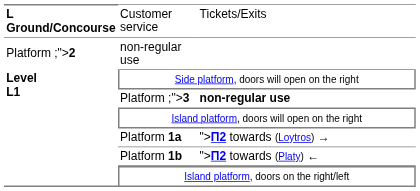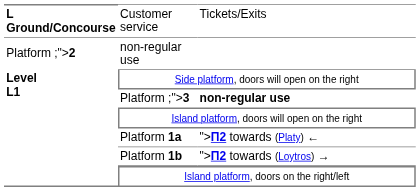(265, 137) ">Π2 towards (Loytros) → -> (259, 137) ">Π2 towards (Platy) ←
(259, 156) ">Π2 towards (Platy) ← -> (265, 156) ">Π2 towards (Loytros) →
